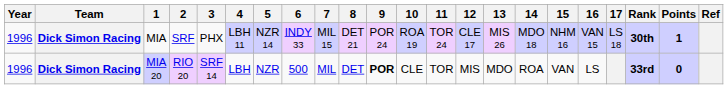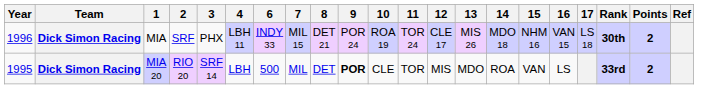- column: (268, 14)
(679, 38) 1 -> (650, 38) 2
(20, 69) 1996 -> (20, 69) 1995
(679, 69) 0 -> (650, 69) 2
